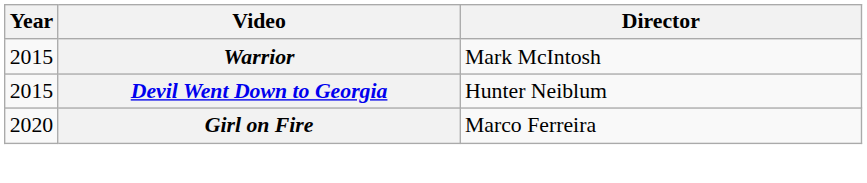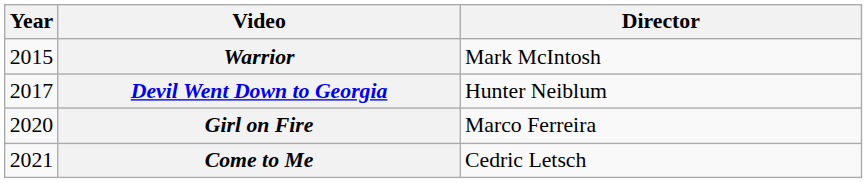(31, 90) 2015 -> (31, 90) 2017
+ row: (259, 159)
